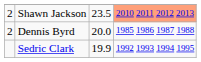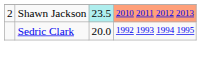(101, 13) no background -> (101, 13) paleturquoise background
- row: (46, 31)
(101, 48) 19.9 -> (101, 31) 20.0
